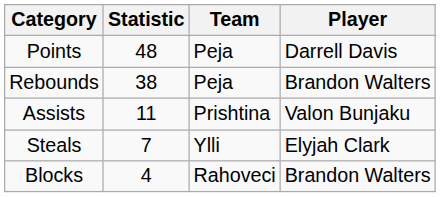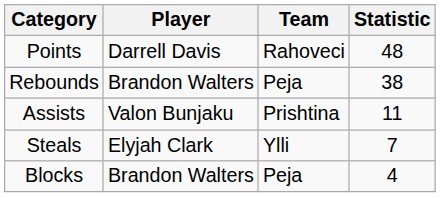columns swapped: (358, 20) <-> (146, 20)
(213, 51) Peja -> (304, 51) Rahoveci
(235, 176) Rahoveci -> (283, 176) Peja
